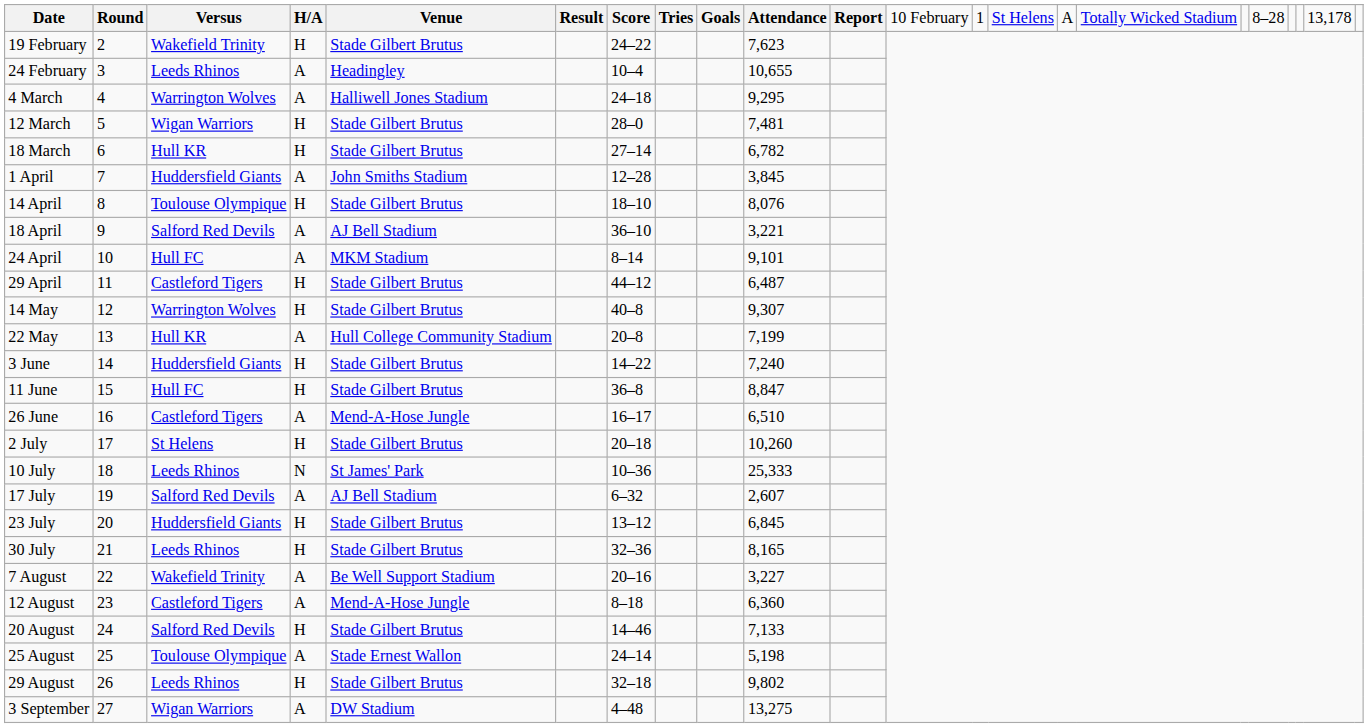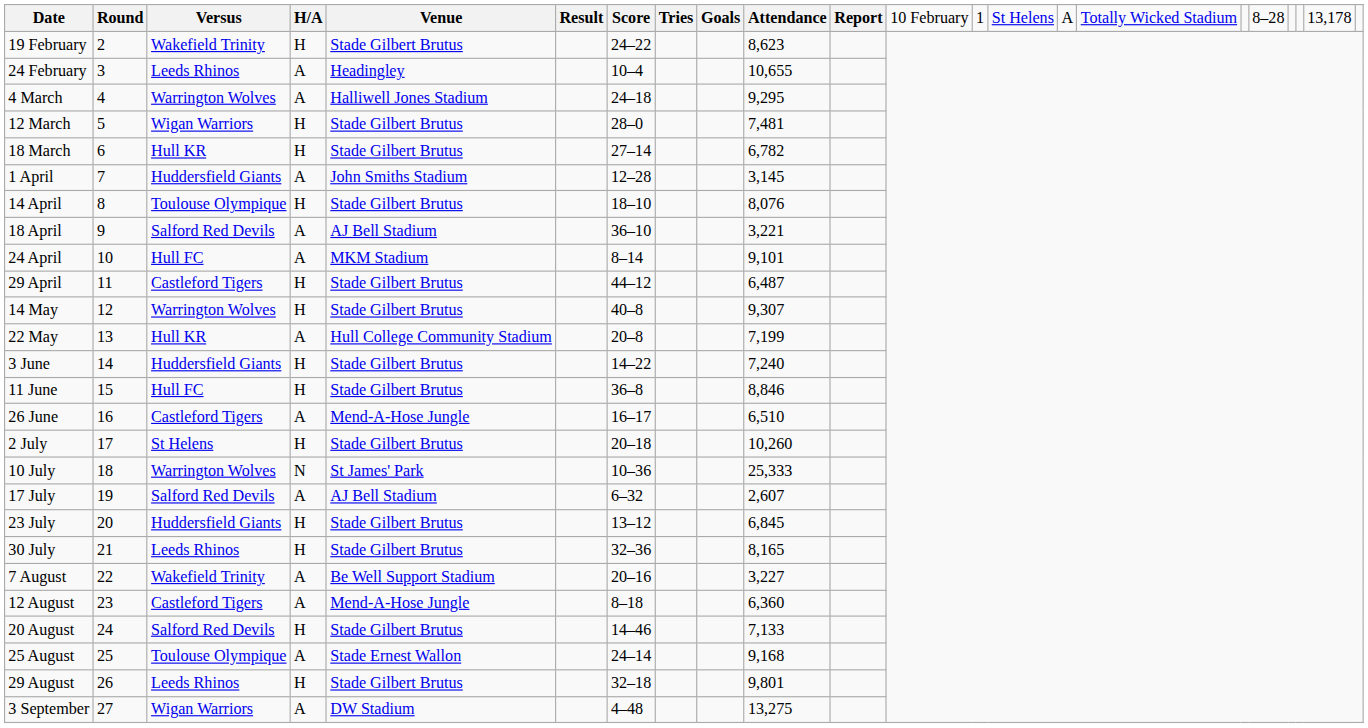(766, 44) 7,623 -> (766, 44) 8,623
(766, 177) 3,845 -> (766, 177) 3,145
(766, 390) 8,847 -> (766, 390) 8,846
(195, 470) Leeds Rhinos -> (213, 470) Warrington Wolves
(766, 656) 5,198 -> (766, 656) 9,168
(766, 683) 9,802 -> (766, 683) 9,801
